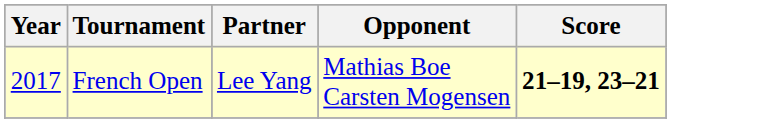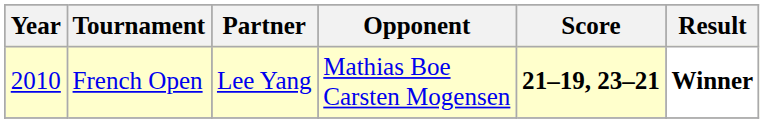+ column: (712, 25)
(36, 81) 2017 -> (36, 81) 2010
